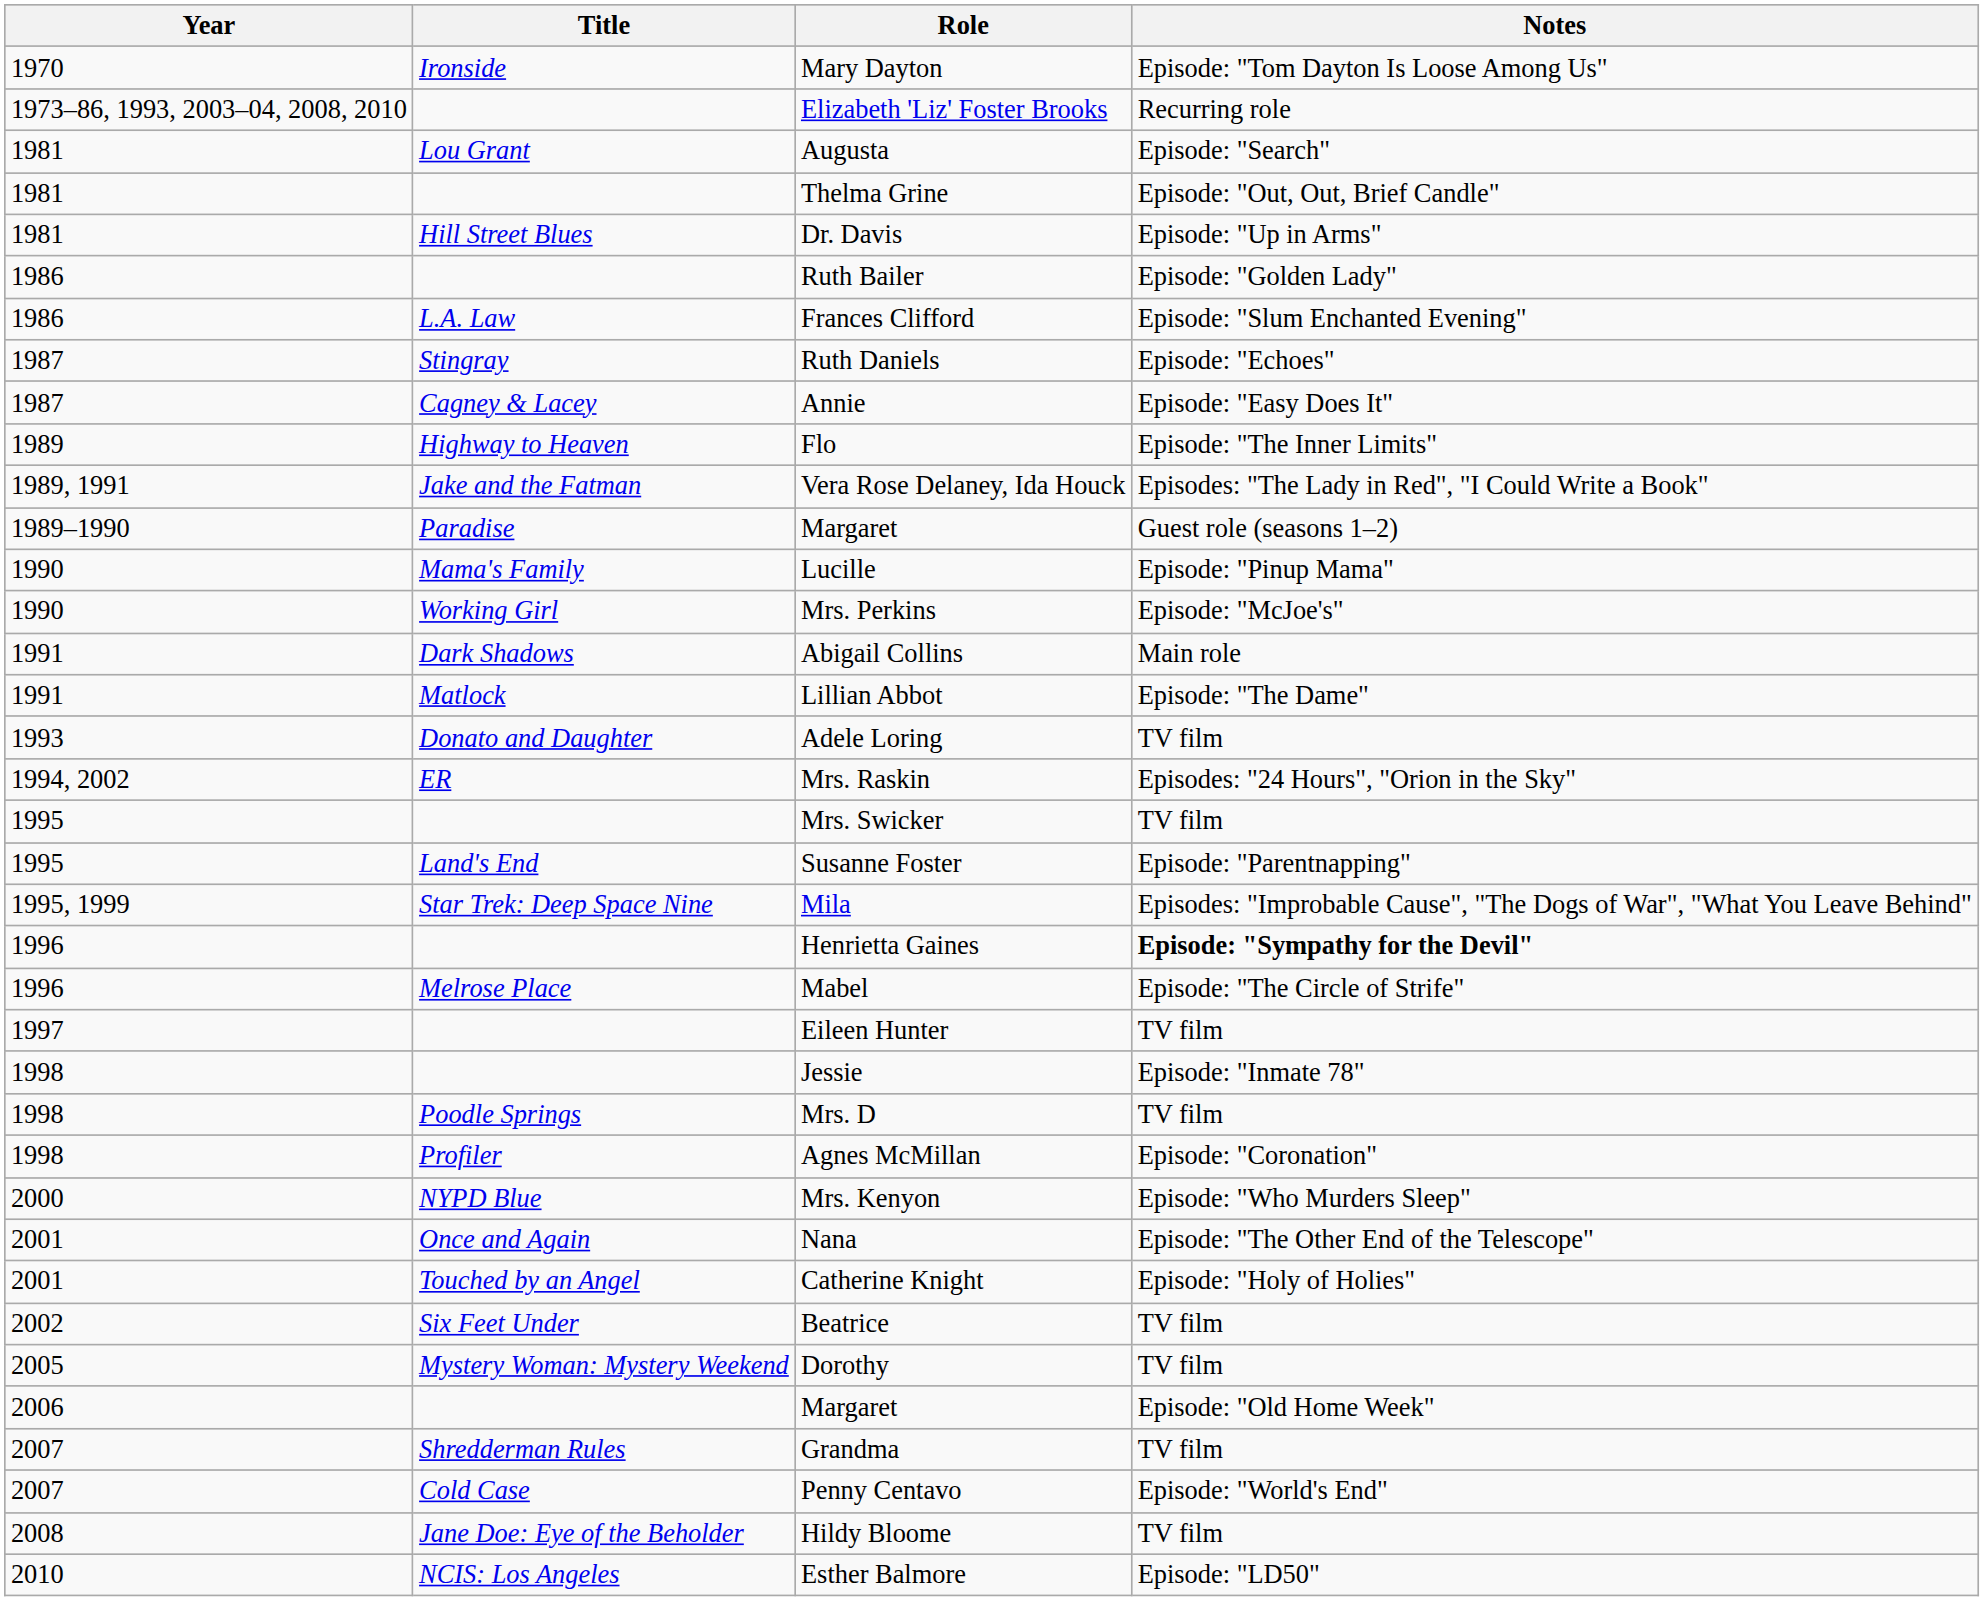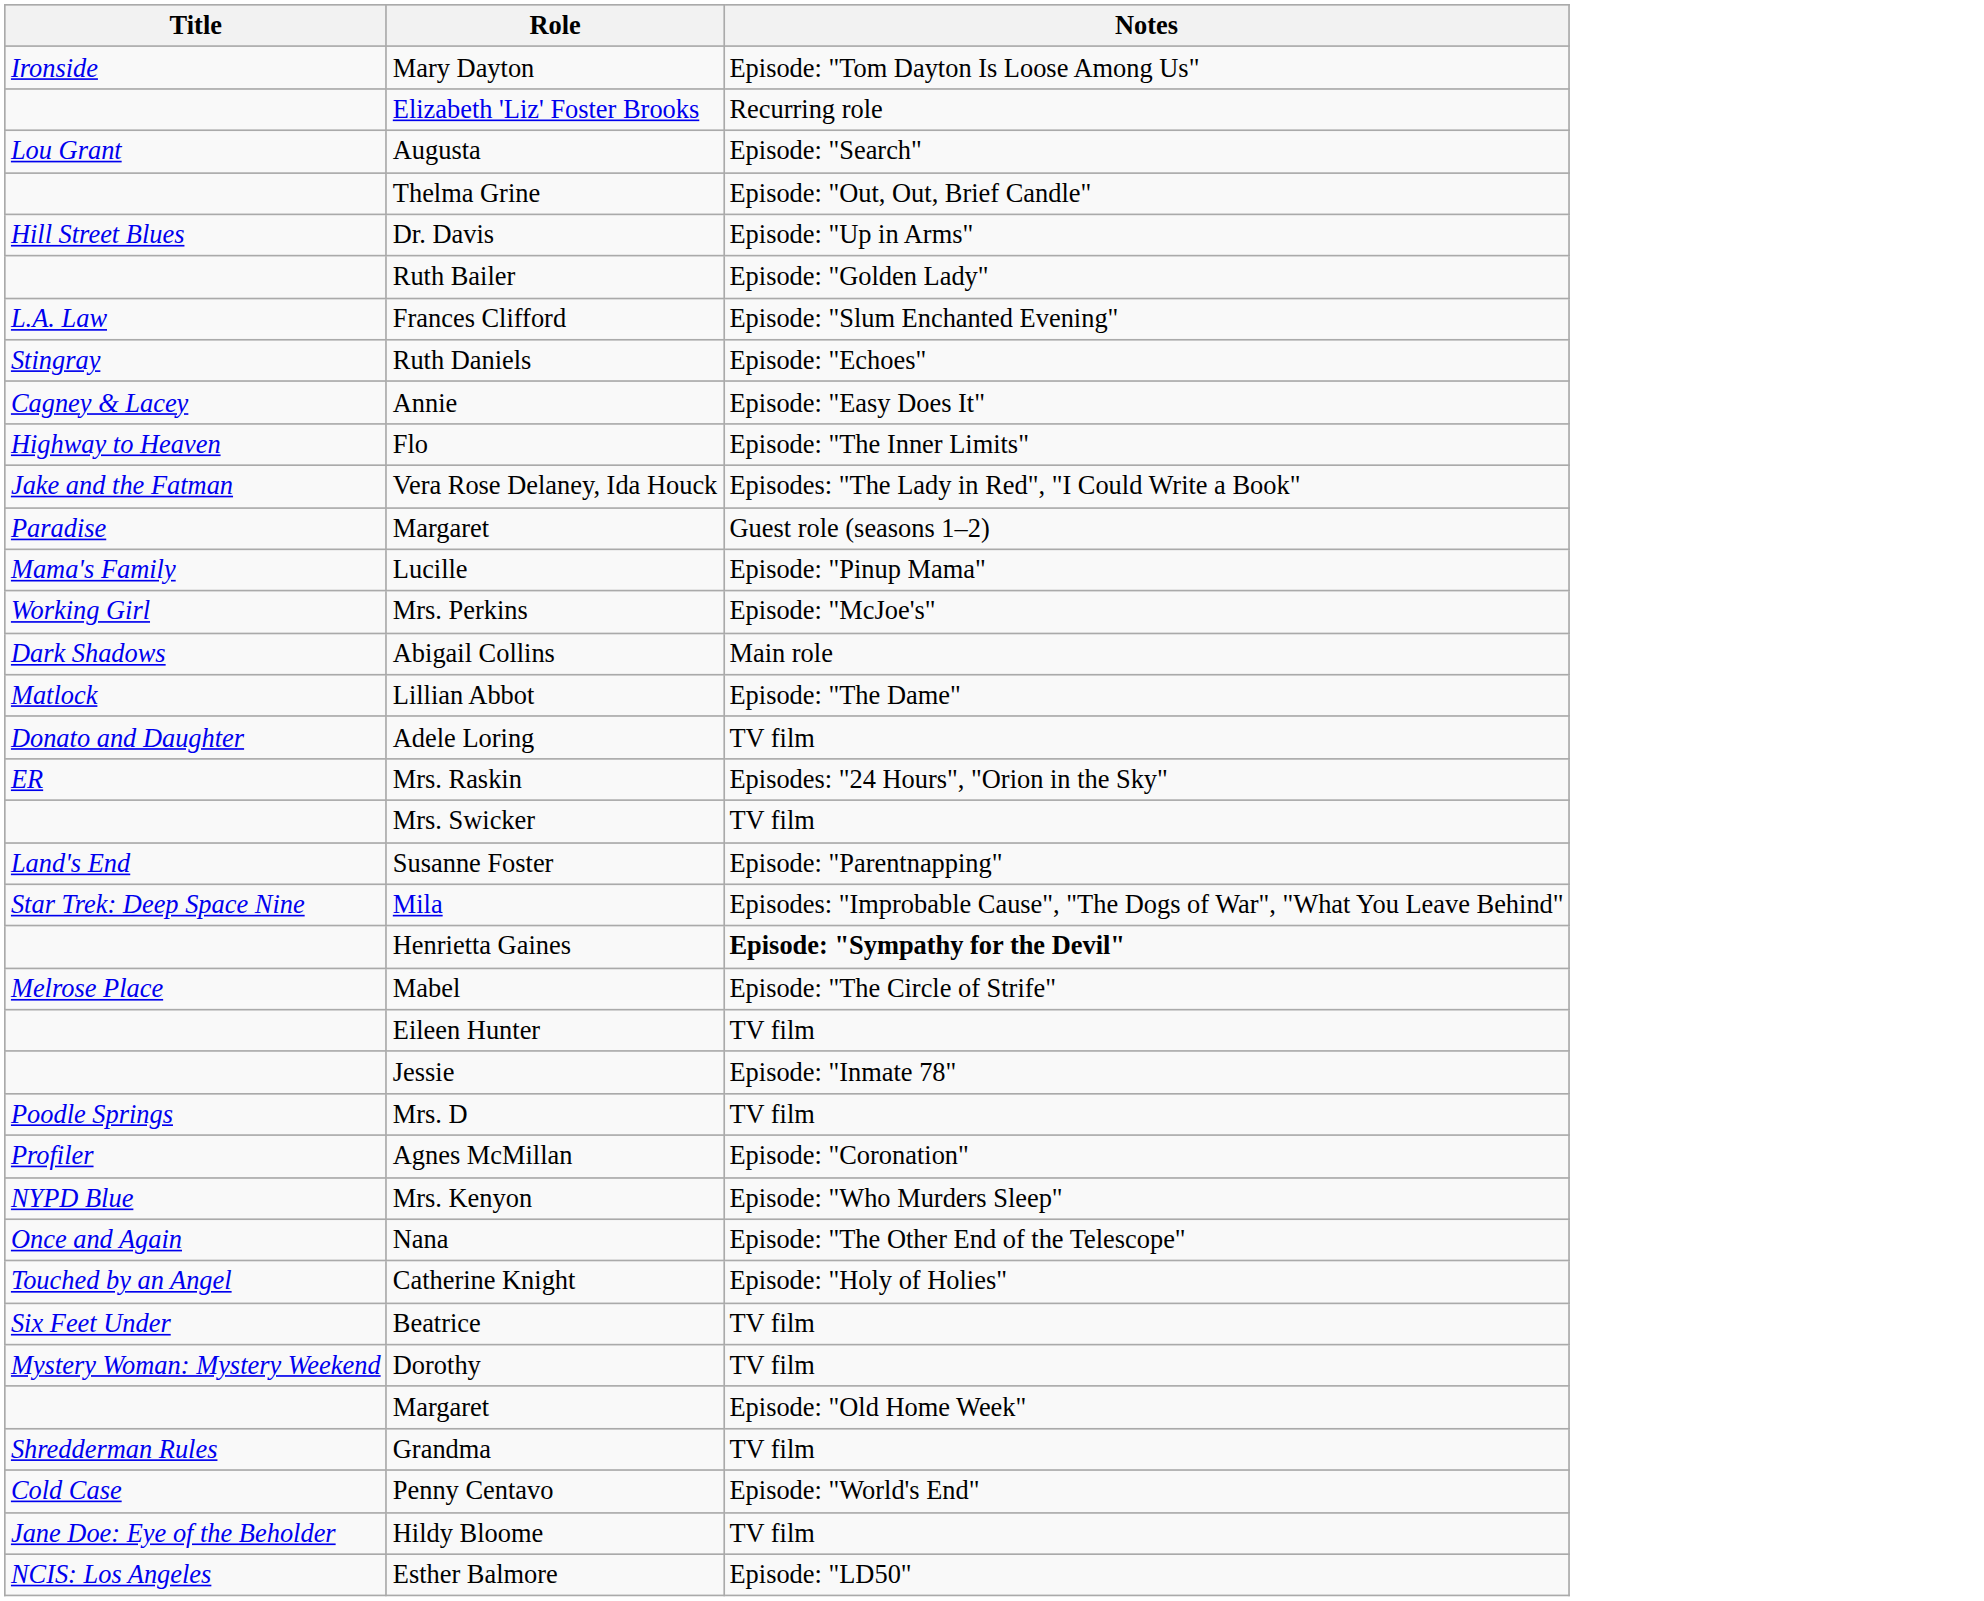- column: (209, 25)
